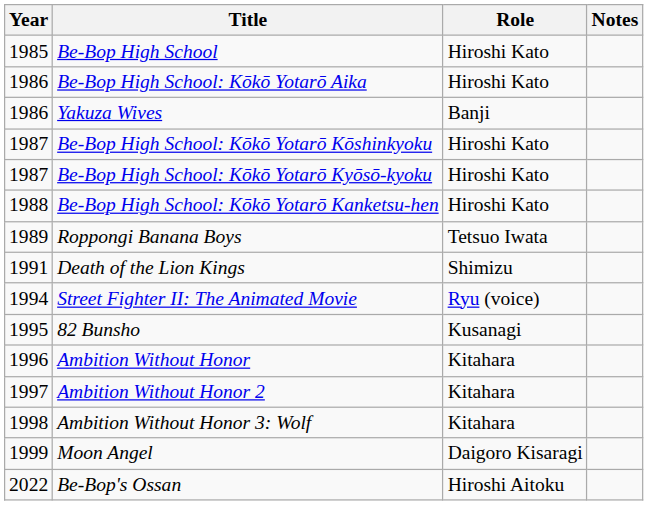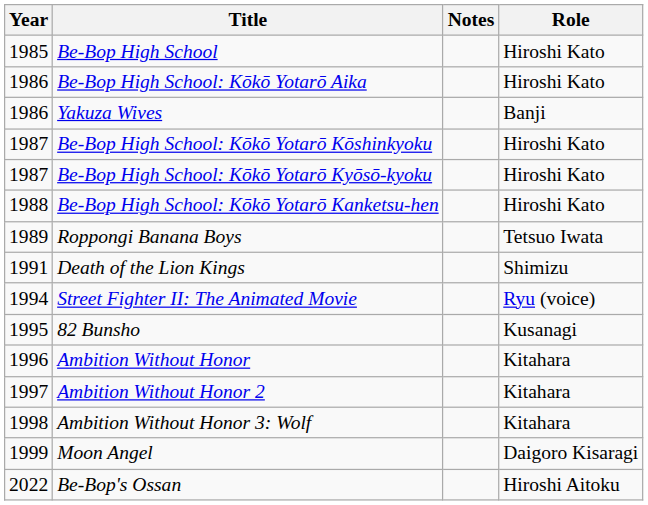columns swapped: (515, 19) <-> (615, 19)
